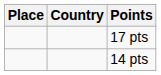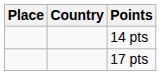rows swapped: (129, 59) <-> (129, 37)
